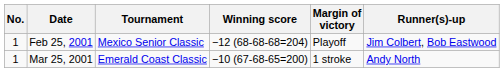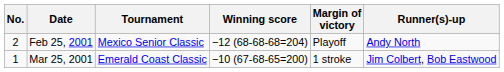(16, 42) 1 -> (16, 42) 2
(431, 42) Jim Colbert, Bob Eastwood -> (393, 42) Andy North
(393, 59) Andy North -> (431, 59) Jim Colbert, Bob Eastwood
